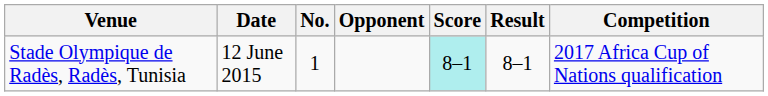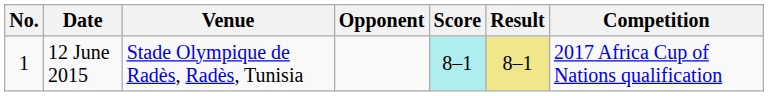columns swapped: (315, 20) <-> (111, 20)
(517, 63) no background -> (517, 63) khaki background
